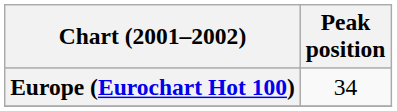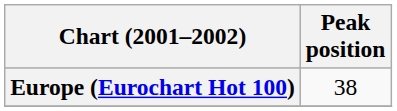(346, 86) 34 -> (346, 86) 38
